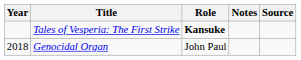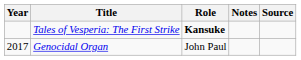(18, 47) 2018 -> (18, 47) 2017
